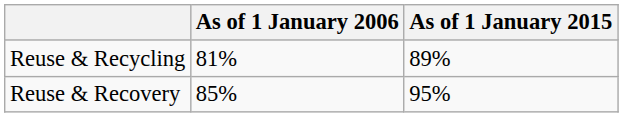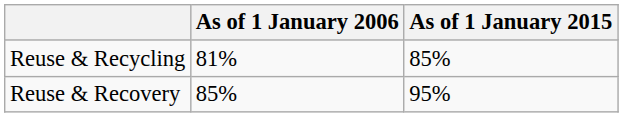(430, 58) 89% -> (430, 58) 85%
